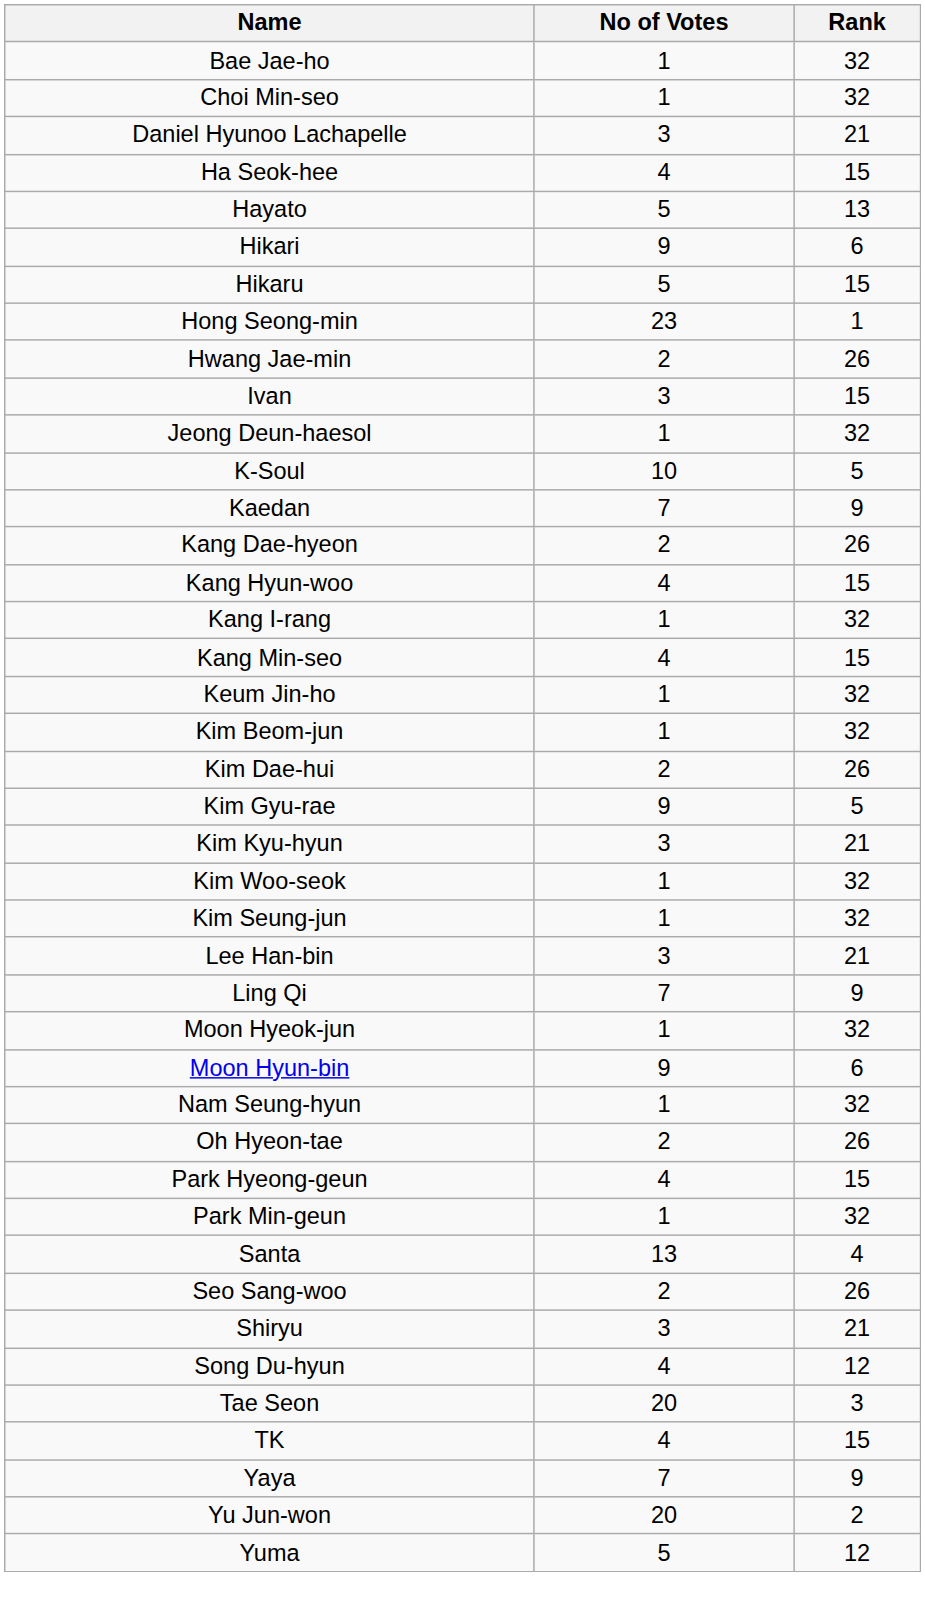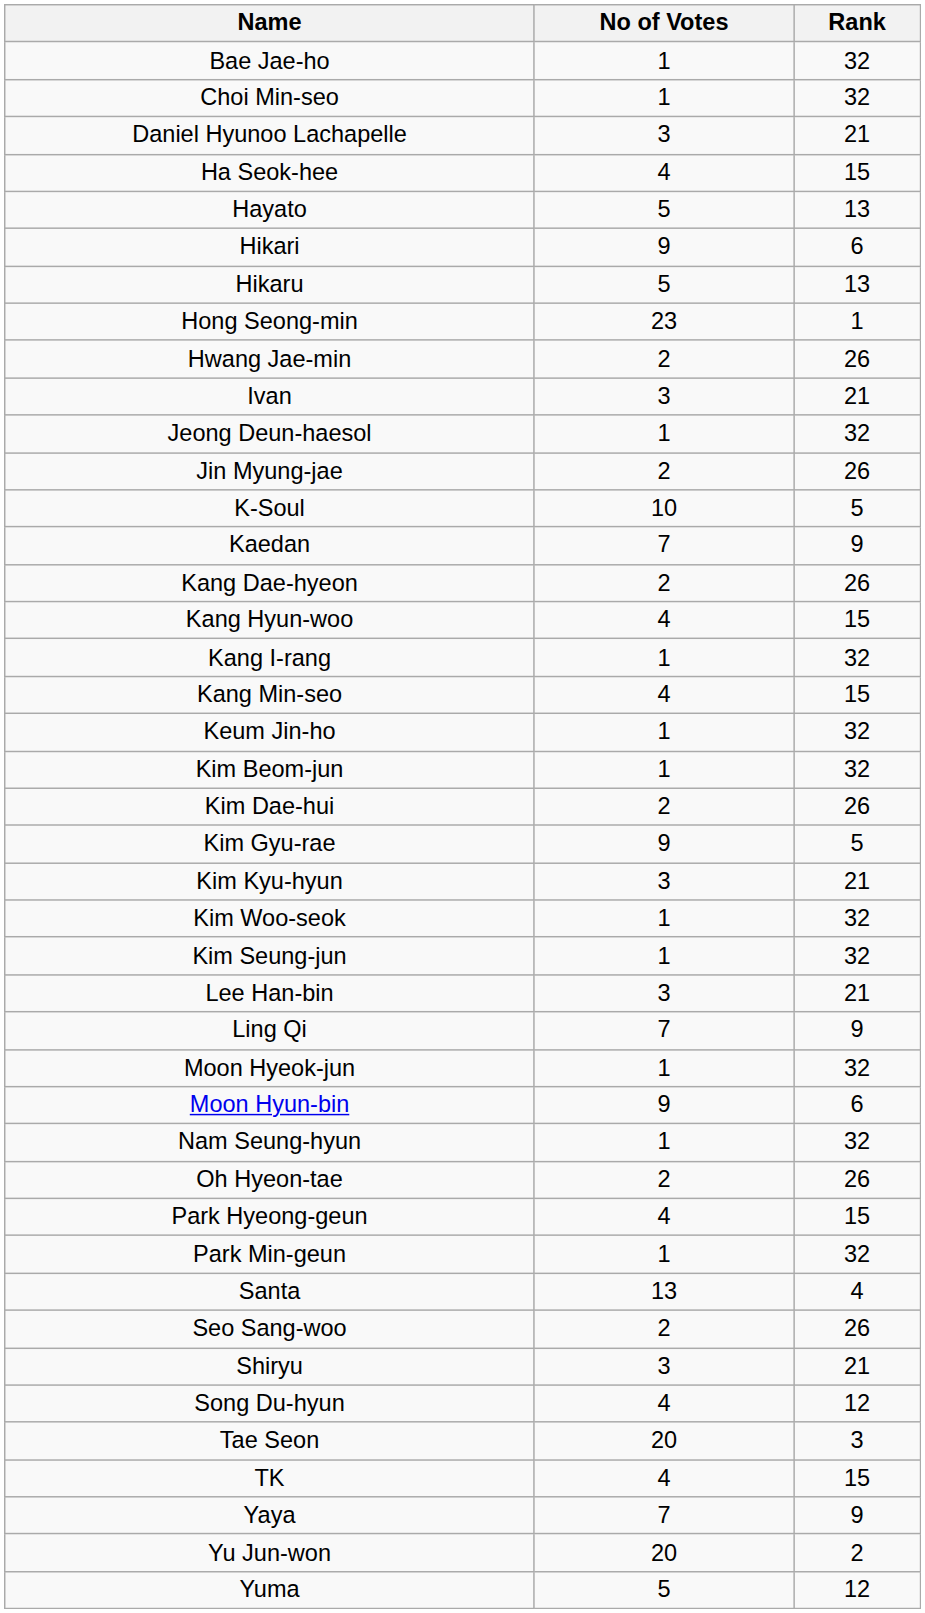(857, 284) 15 -> (857, 284) 13
(857, 396) 15 -> (857, 396) 21
+ row: (270, 470)
